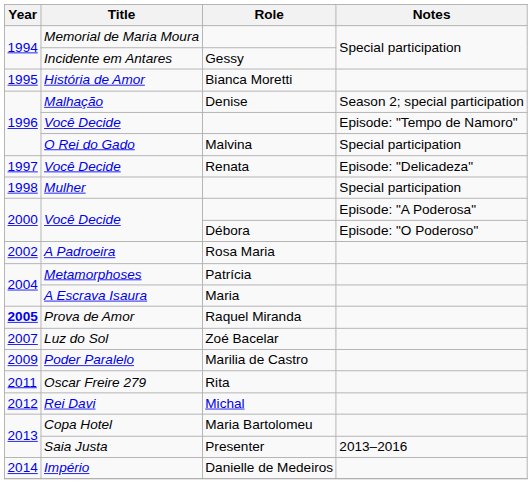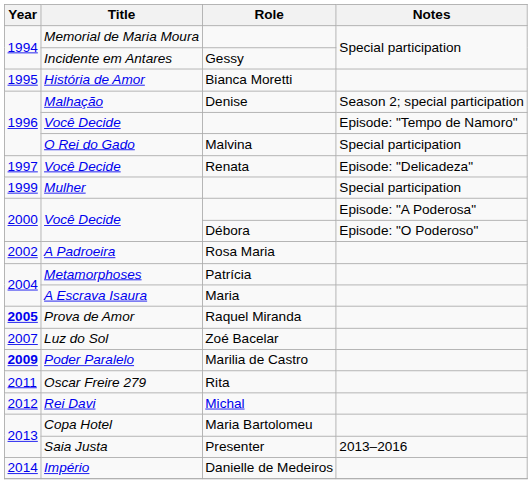(23, 187) 1998 -> (23, 187) 1999
(23, 360) normal -> (23, 360) bold
